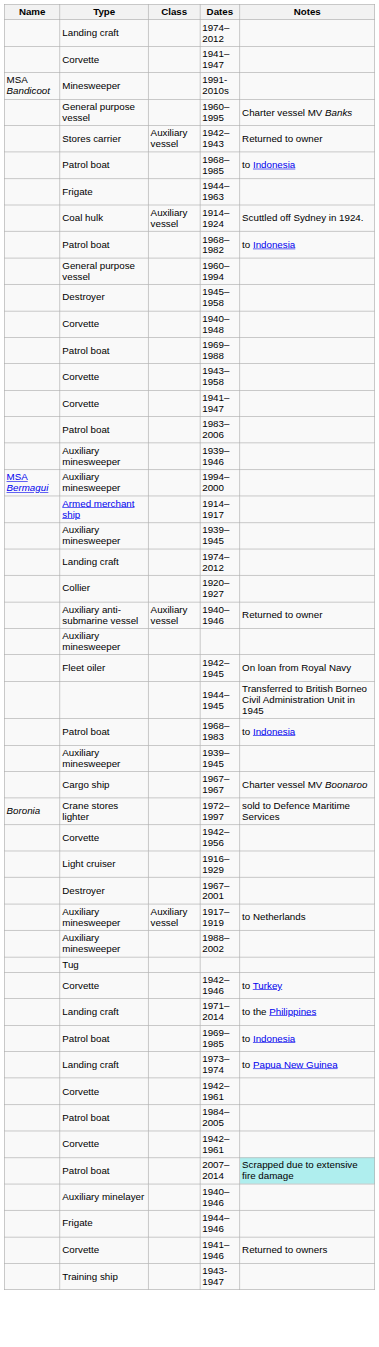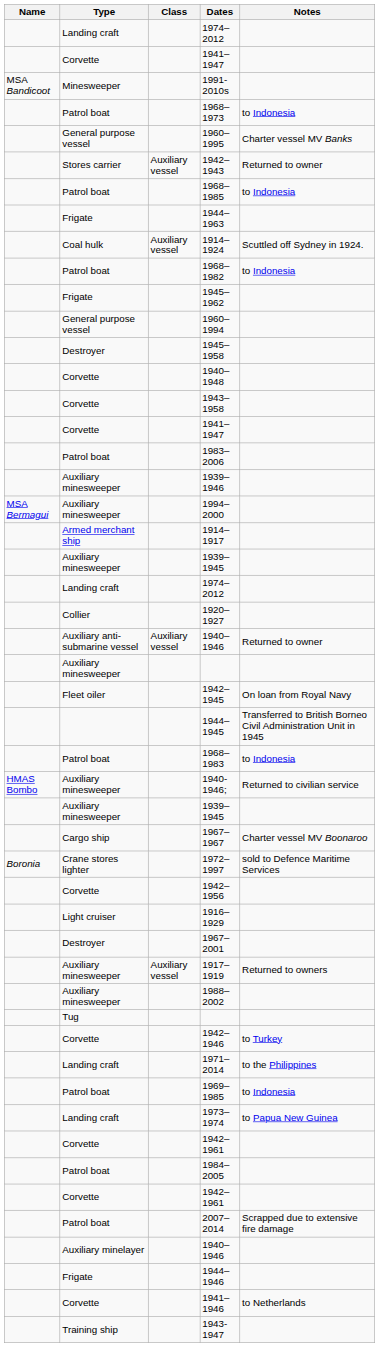+ row: (86, 112)
+ row: (78, 297)
- row: (86, 350)
+ row: (91, 785)
(274, 917) to Netherlands -> (285, 970) Returned to owners
(300, 1170) paleturquoise background -> (300, 1223) no background
(285, 1250) Returned to owners -> (274, 1303) to Netherlands
